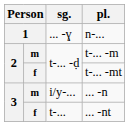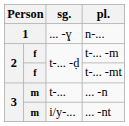(35, 54) m -> (35, 54) f
(62, 92) i/y-... -> (58, 92) t-...
(35, 112) f -> (35, 112) m
(58, 111) t-... -> (62, 111) i/y-...
